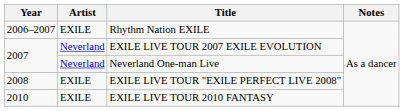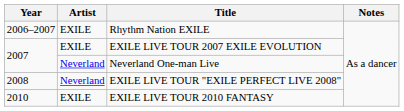(82, 47) Neverland -> (75, 47) EXILE
(75, 81) EXILE -> (82, 81) Neverland
